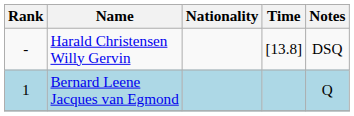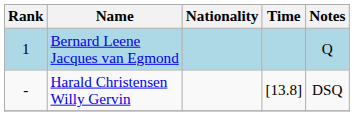rows swapped: (115, 90) <-> (109, 49)
